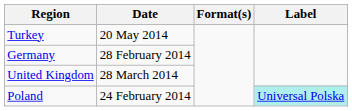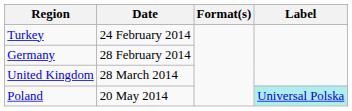(134, 34) 20 May 2014 -> (145, 34) 24 February 2014
(145, 95) 24 February 2014 -> (134, 95) 20 May 2014
